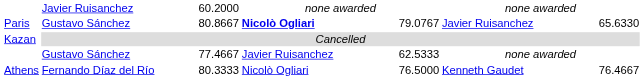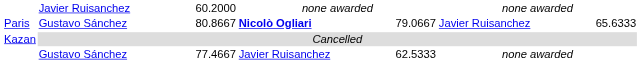(419, 23) 79.0767 -> (416, 23) 79.0667
(619, 23) 65.6330 -> (616, 23) 65.6333
- row: (22, 70)
